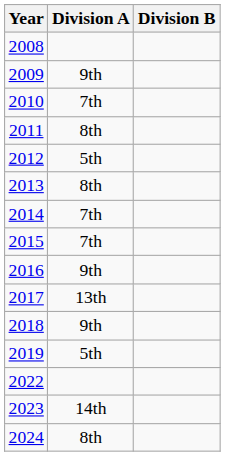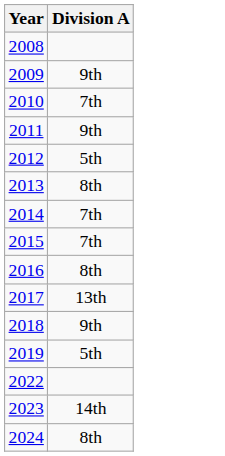- column: (177, 18)
(91, 130) 8th -> (91, 130) 9th
(91, 269) 9th -> (91, 269) 8th
